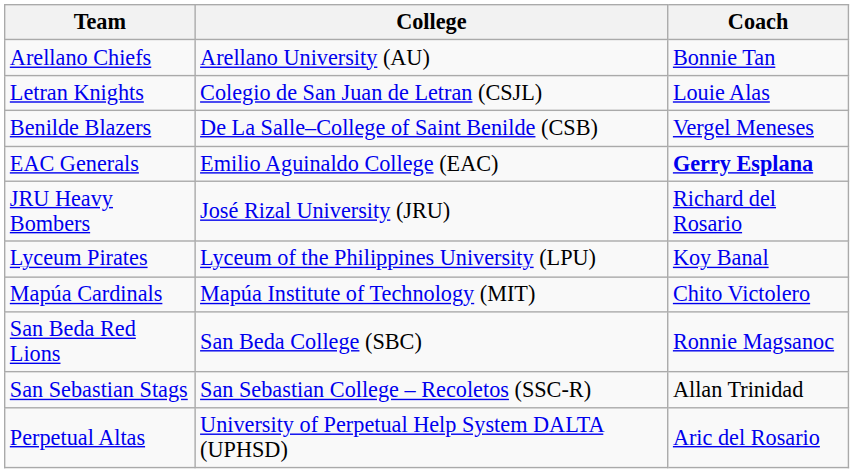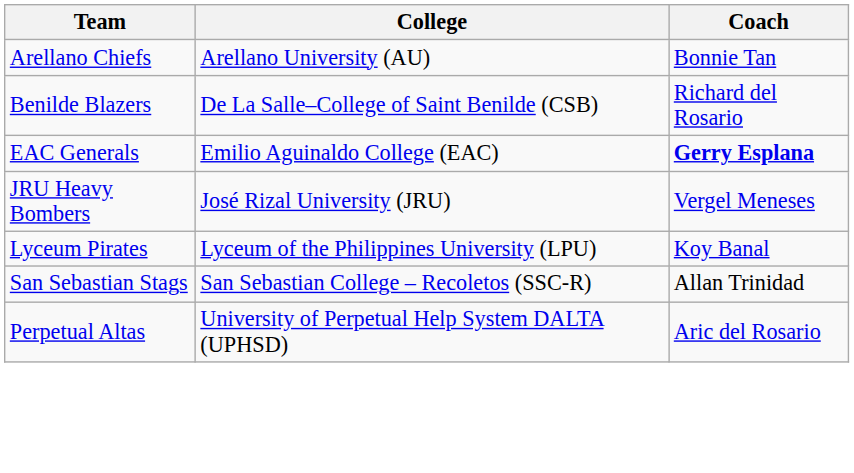- row: (77, 92)
(743, 127) Vergel Meneses -> (725, 105) Richard del Rosario
(724, 211) Richard del Rosario -> (744, 200) Vergel Meneses
- row: (86, 294)
- row: (73, 341)
